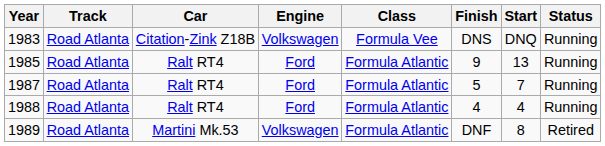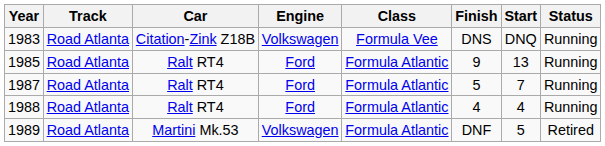(521, 130) 8 -> (521, 130) 5
